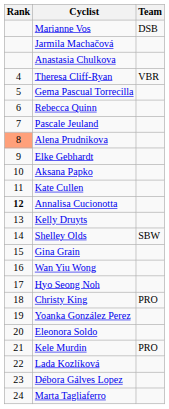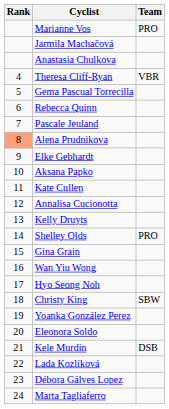(148, 28) DSB -> (148, 28) PRO
(18, 204) bold -> (18, 204) normal
(149, 236) SBW -> (148, 236) PRO
(148, 300) PRO -> (149, 300) SBW
(148, 348) PRO -> (148, 348) DSB
